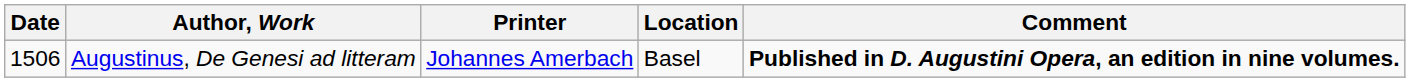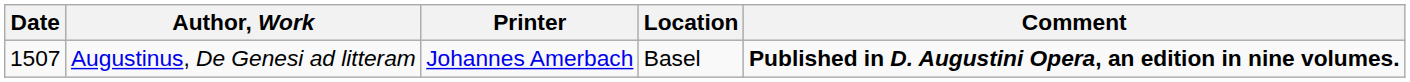(35, 58) 1506 -> (35, 58) 1507
